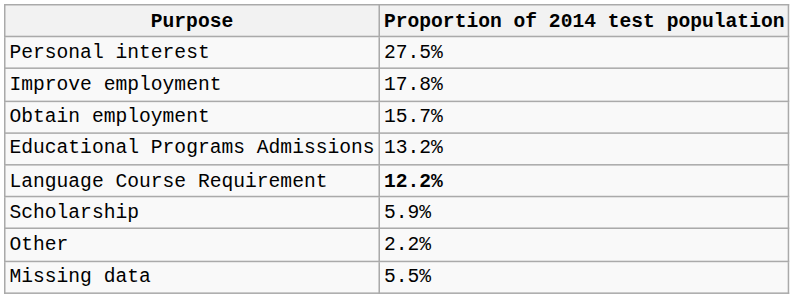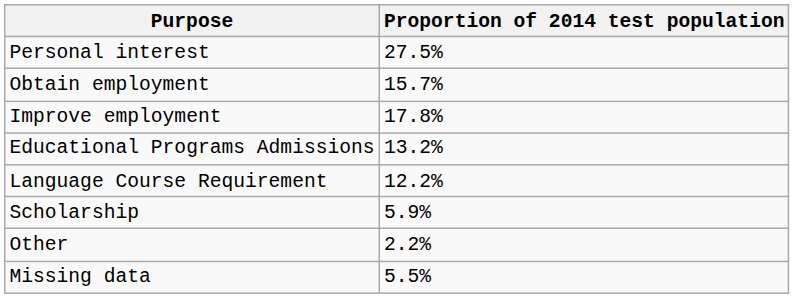rows swapped: (115, 85) <-> (110, 117)
(413, 181) bold -> (413, 181) normal
